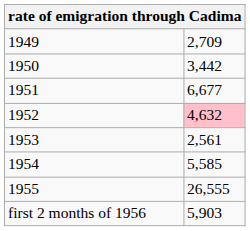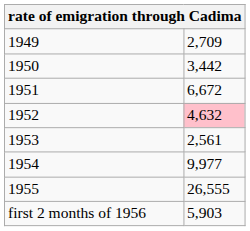(205, 90) 6,677 -> (205, 90) 6,672
(205, 164) 5,585 -> (205, 164) 9,977
